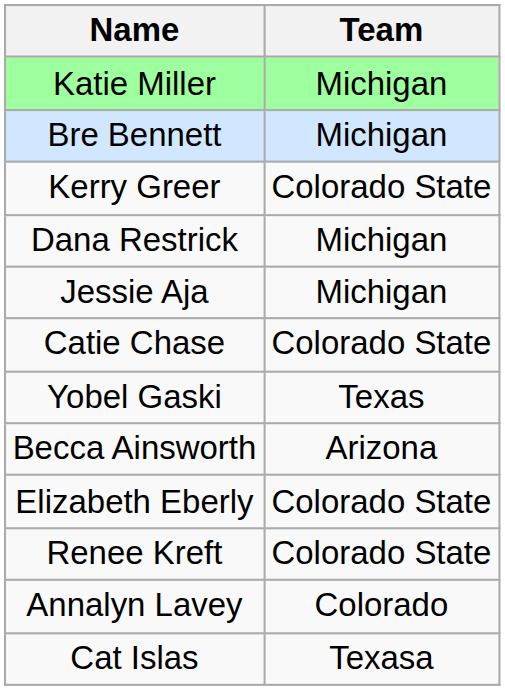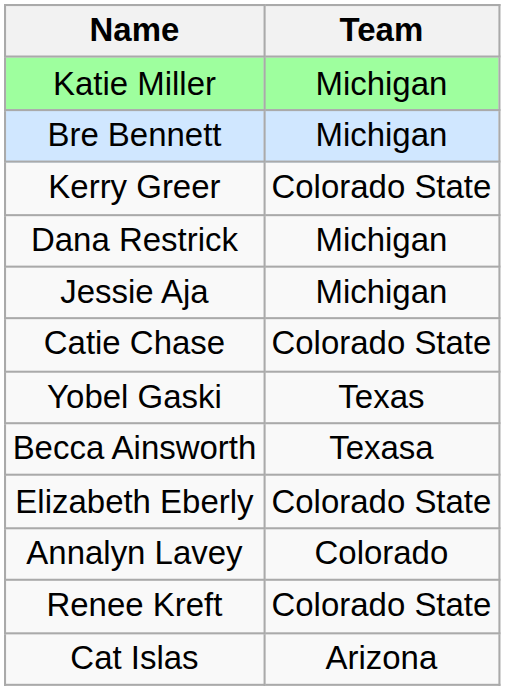(381, 448) Arizona -> (381, 448) Texasa
rows swapped: (134, 553) <-> (134, 605)
(381, 657) Texasa -> (381, 657) Arizona
